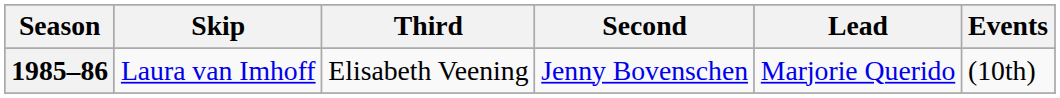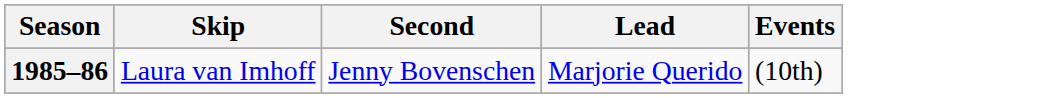- column: (428, 26)
